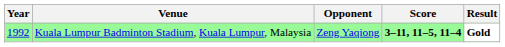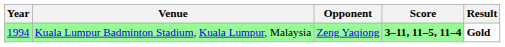(18, 32) 1992 -> (18, 32) 1994
